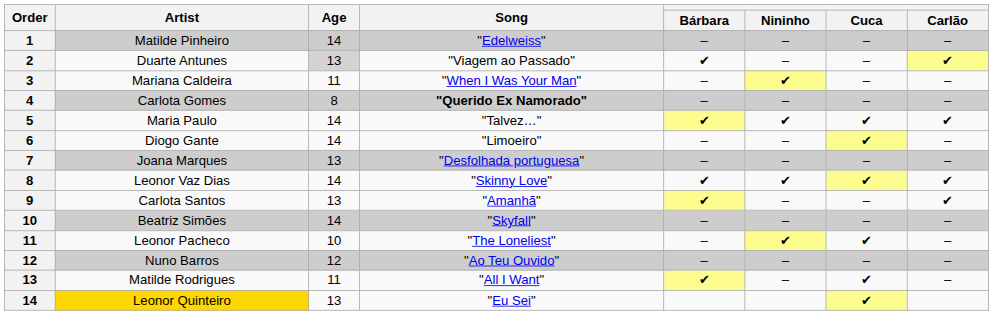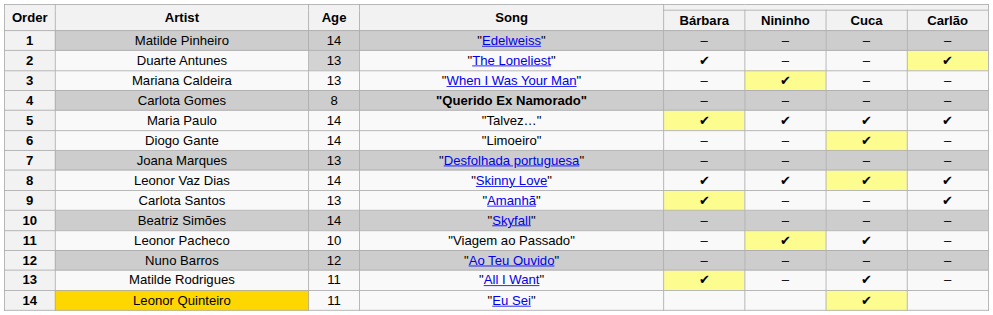(512, 60) "Viagem ao Passado" -> (512, 60) "The Loneliest"
(334, 80) 11 -> (334, 80) 13
(512, 240) "The Loneliest" -> (512, 240) "Viagem ao Passado"
(334, 300) 13 -> (334, 300) 11
